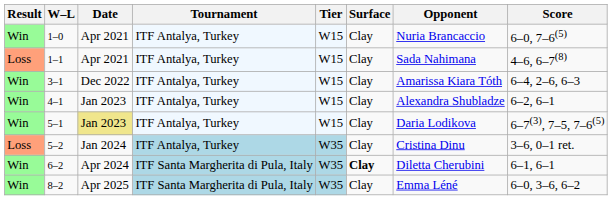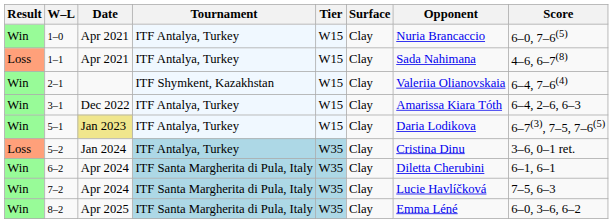+ row: (55, 83)
- row: (55, 102)
(362, 165) bold -> (361, 168) normal
+ row: (55, 189)
